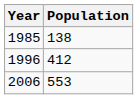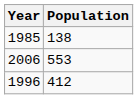rows swapped: (24, 60) <-> (24, 82)
